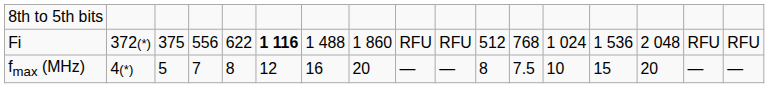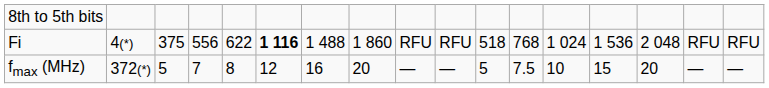(131, 42) 372(*) -> (122, 42) 4(*)
(492, 42) 512 -> (492, 42) 518
(122, 68) 4(*) -> (131, 68) 372(*)
(484, 68) 8 -> (484, 68) 5
